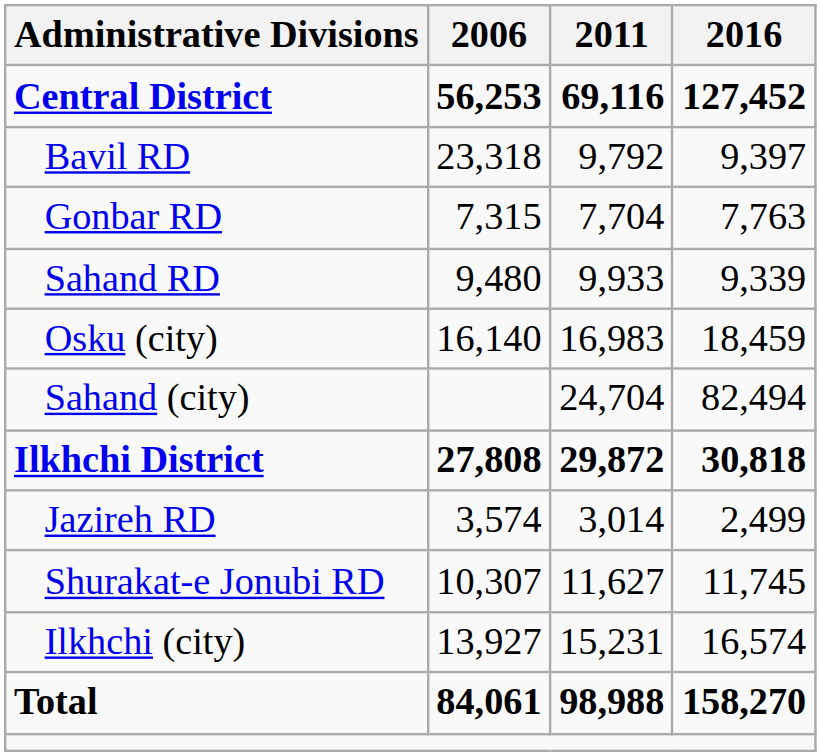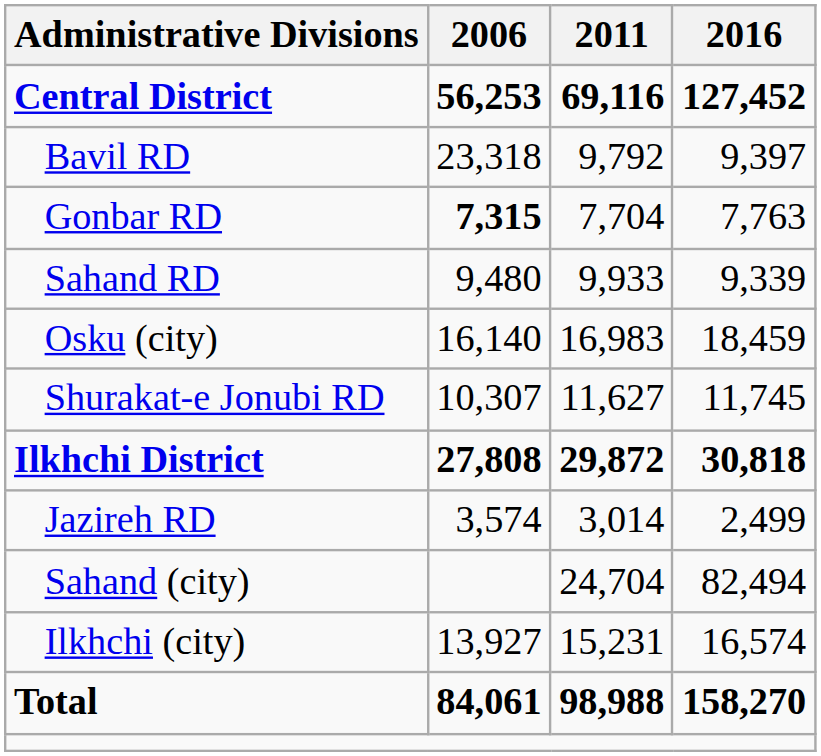(499, 216) normal -> (499, 216) bold
rows swapped: (147, 398) <-> (215, 580)
